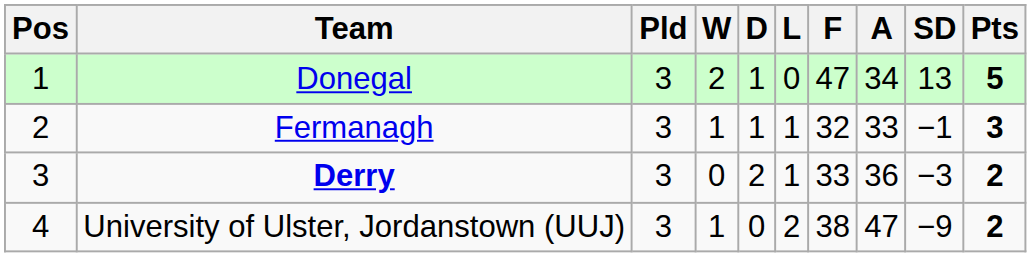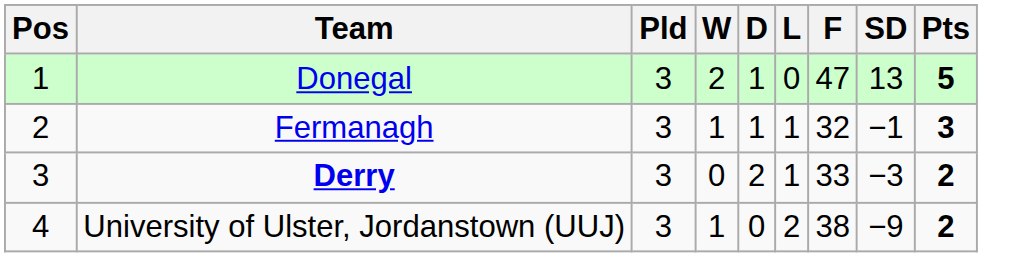- column: (882, 29)
